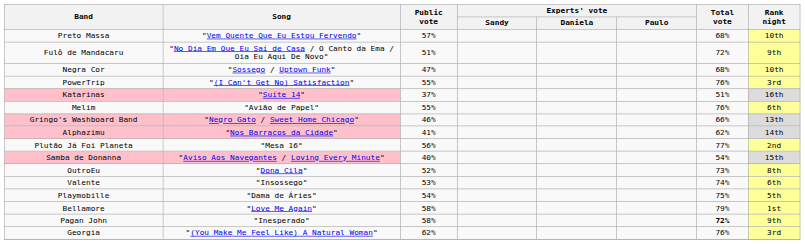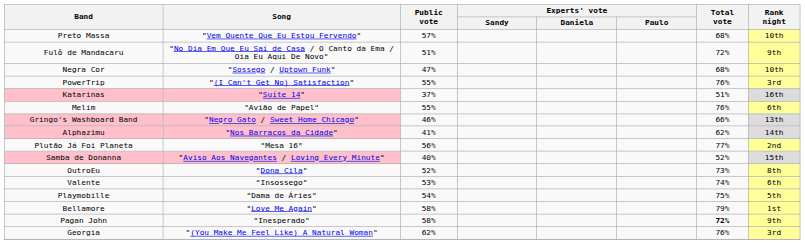(722, 158) 54% -> (722, 158) 52%
